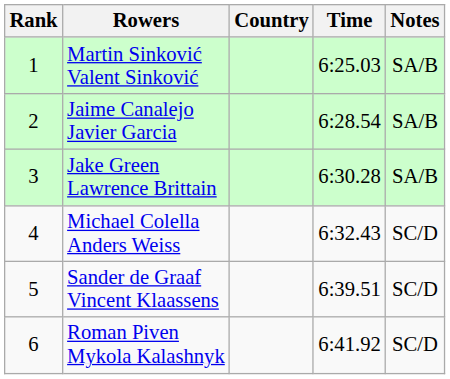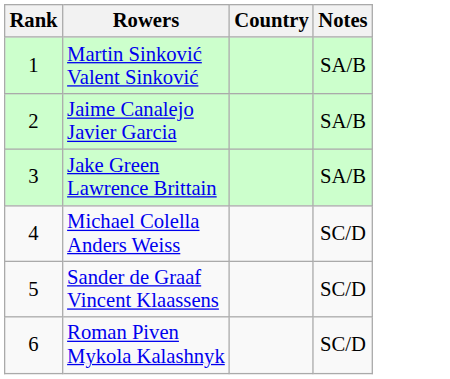- column: (350, 20)
